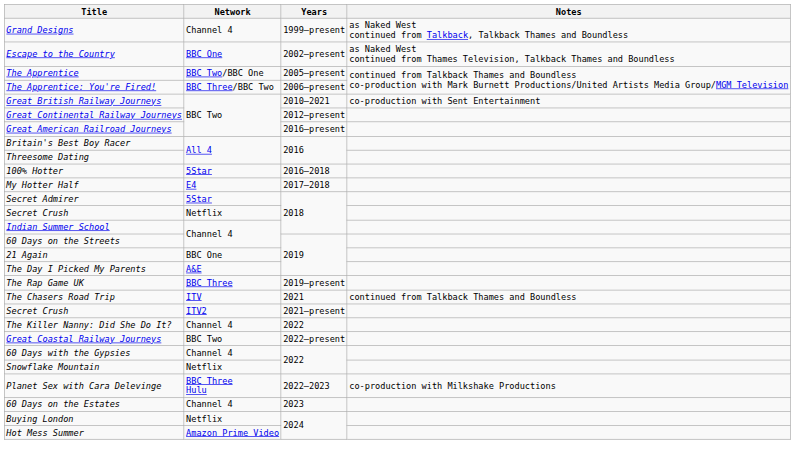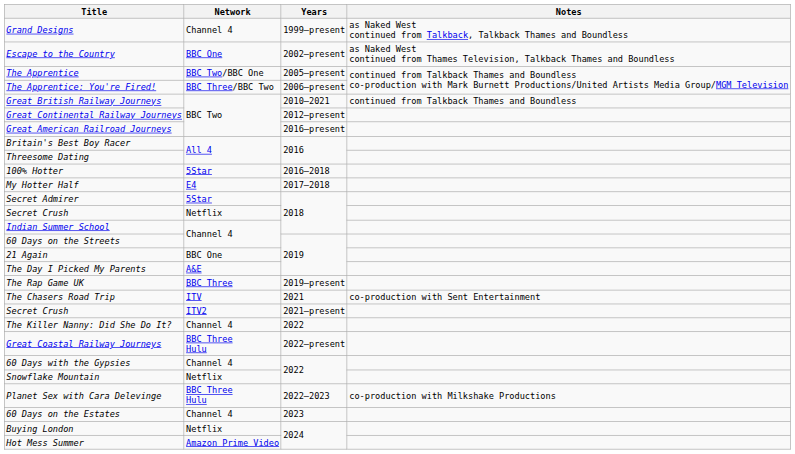(445, 101) co-production with Sent Entertainment -> (463, 101) continued from Talkback Thames and Boundless
(463, 297) continued from Talkback Thames and Boundless -> (445, 297) co-production with Sent Entertainment
(204, 339) BBC Two -> (209, 344) BBC Three Hulu
